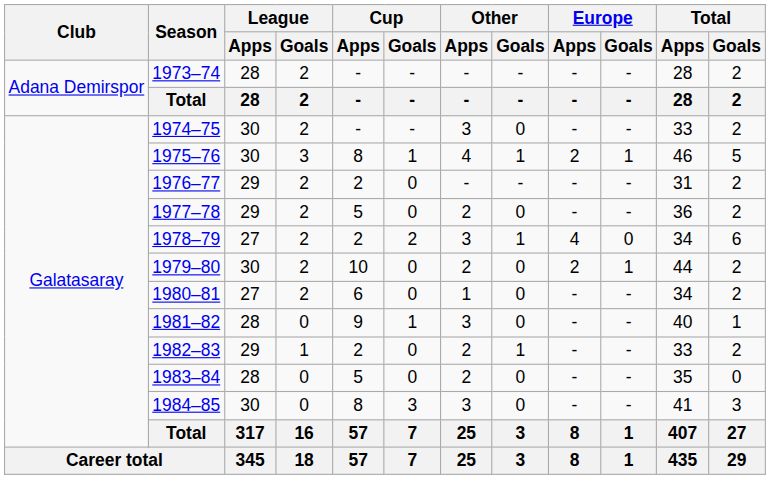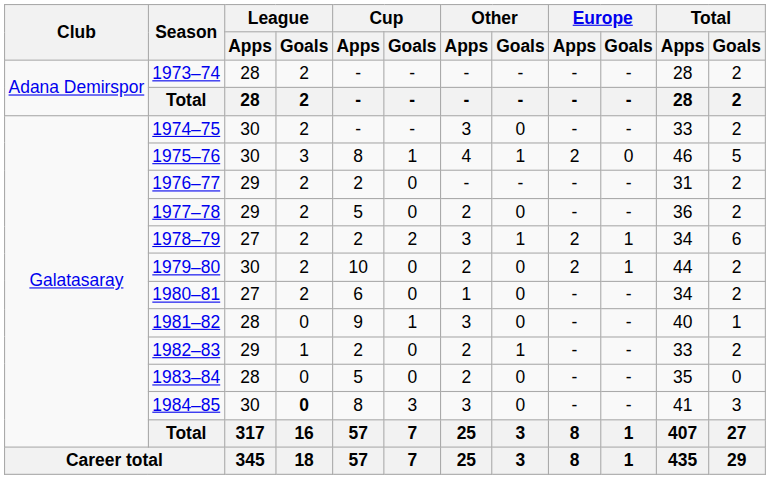(629, 156) 1 -> (629, 156) 0
(574, 239) 4 -> (574, 239) 2
(629, 239) 0 -> (629, 239) 1
(304, 405) normal -> (304, 405) bold
